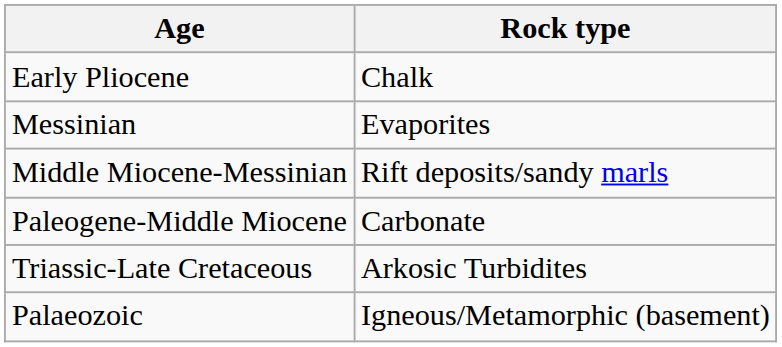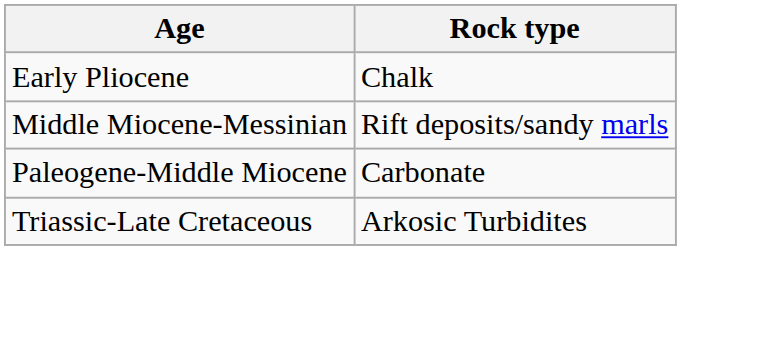- row: (74, 124)
- row: (77, 316)
